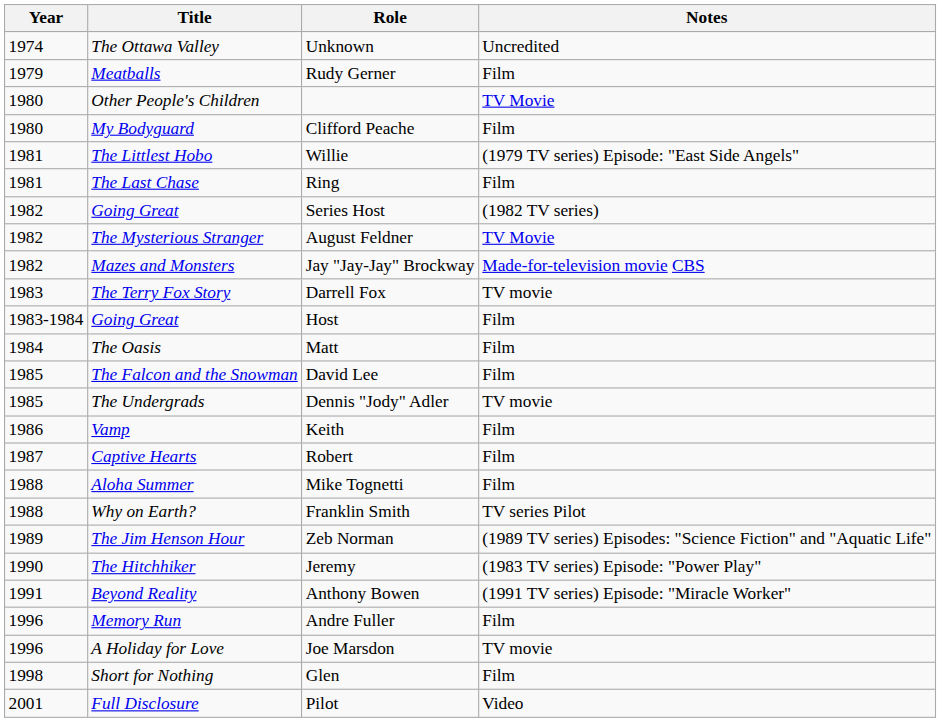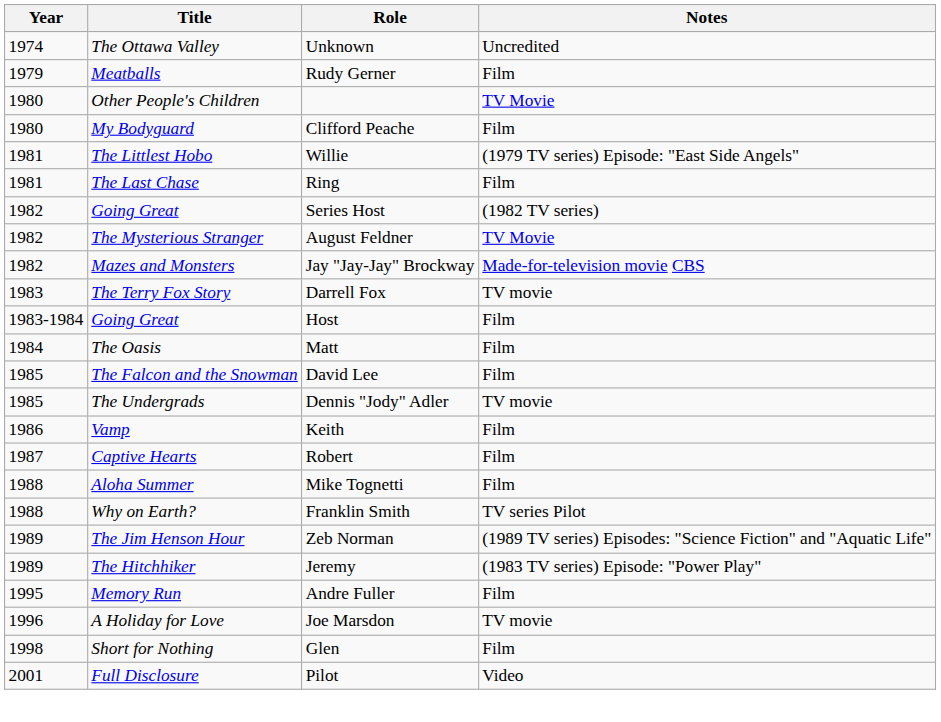(26, 566) 1990 -> (26, 566) 1989
- row: (363, 593)
(26, 621) 1996 -> (26, 593) 1995
